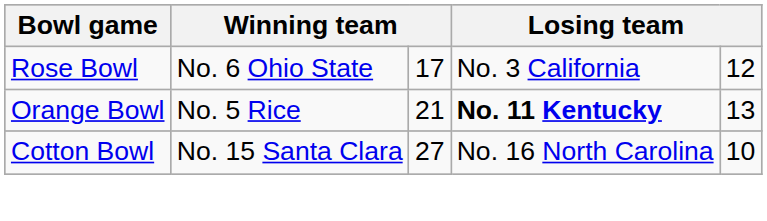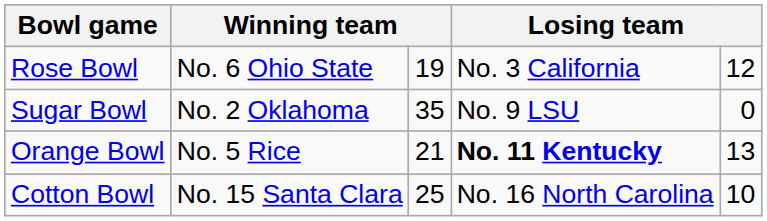(430, 67) 17 -> (430, 67) 19
+ row: (79, 109)
(430, 151) 27 -> (430, 194) 25
